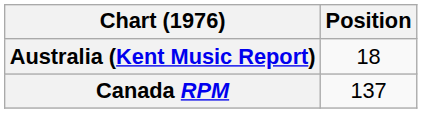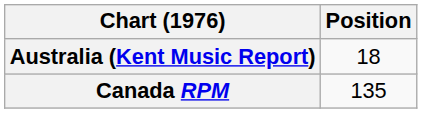(369, 90) 137 -> (369, 90) 135
